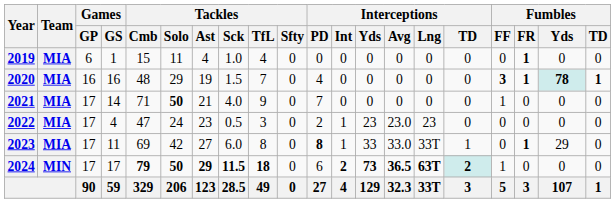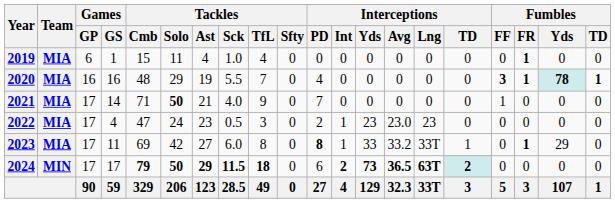(234, 79) 1.5 -> (234, 79) 5.5
(399, 144) 33.0 -> (399, 144) 33.2
(503, 166) 1 -> (503, 166) 0
